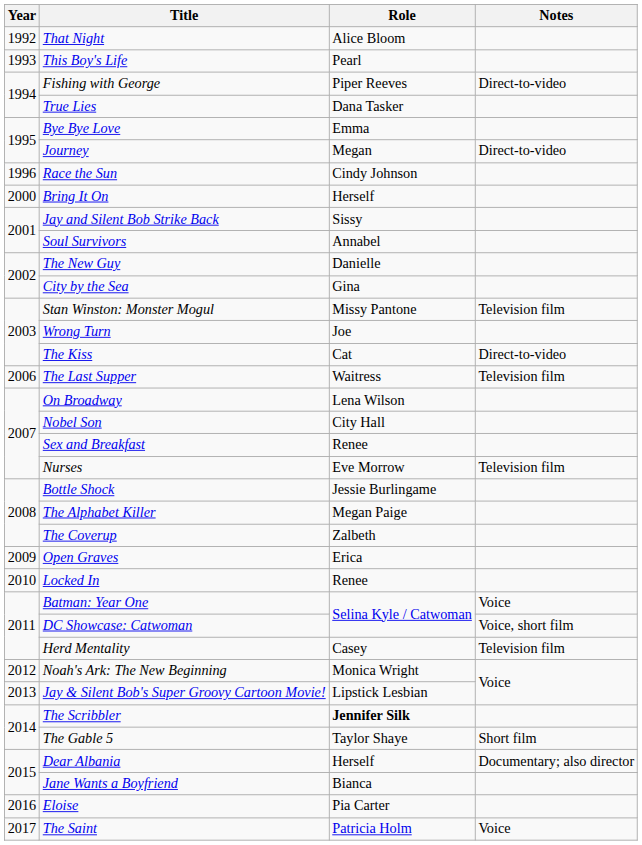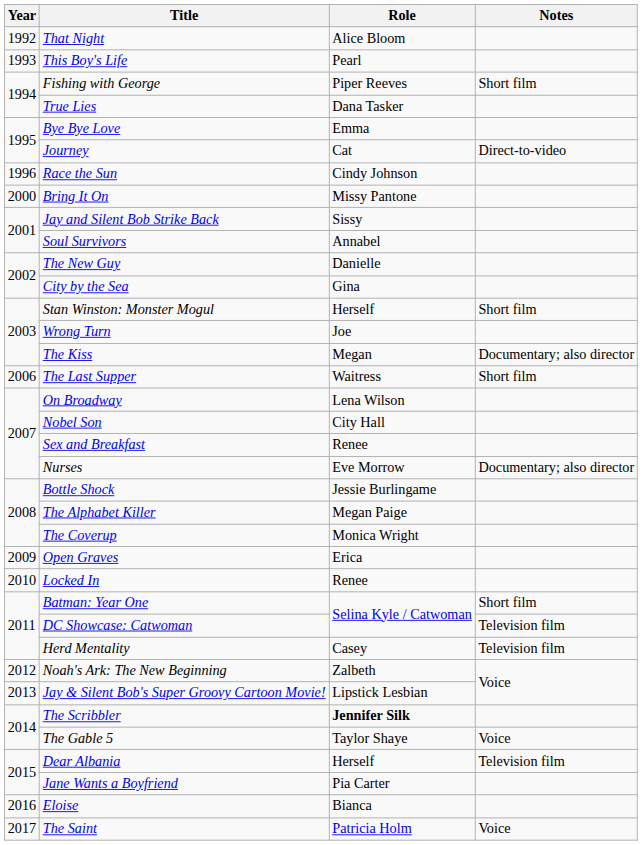(522, 83) Direct-to-video -> (507, 83) Short film
(352, 151) Megan -> (342, 151) Cat
(353, 196) Herself -> (374, 196) Missy Pantone
(374, 309) Missy Pantone -> (353, 309) Herself
(522, 309) Television film -> (507, 309) Short film
(342, 354) Cat -> (352, 354) Megan
(522, 354) Direct-to-video -> (556, 354) Documentary; also director
(522, 377) Television film -> (507, 377) Short film
(522, 467) Television film -> (556, 467) Documentary; also director
(354, 535) Zalbeth -> (376, 535) Monica Wright
(494, 602) Voice -> (507, 602) Short film
(526, 625) Voice, short film -> (522, 625) Television film
(376, 670) Monica Wright -> (354, 670) Zalbeth
(507, 738) Short film -> (494, 738) Voice
(556, 761) Documentary; also director -> (522, 761) Television film
(352, 783) Bianca -> (361, 783) Pia Carter
(361, 806) Pia Carter -> (352, 806) Bianca
